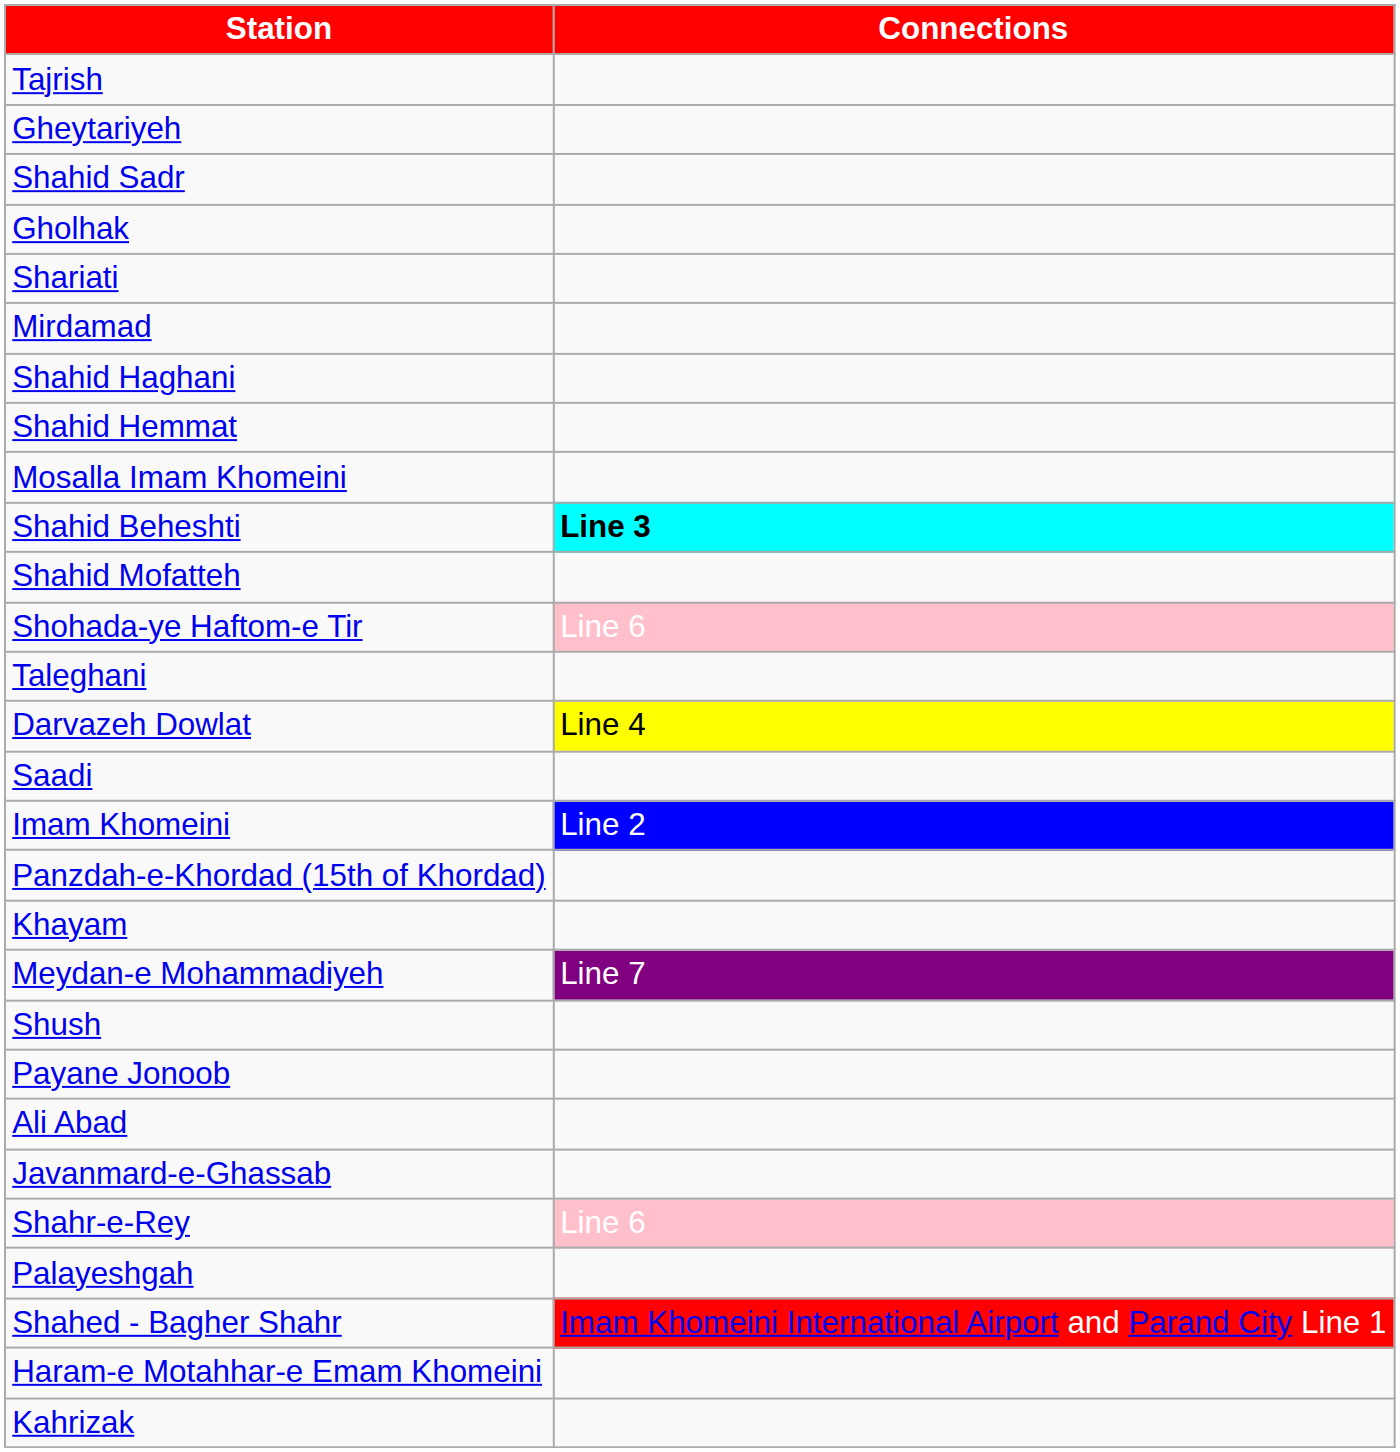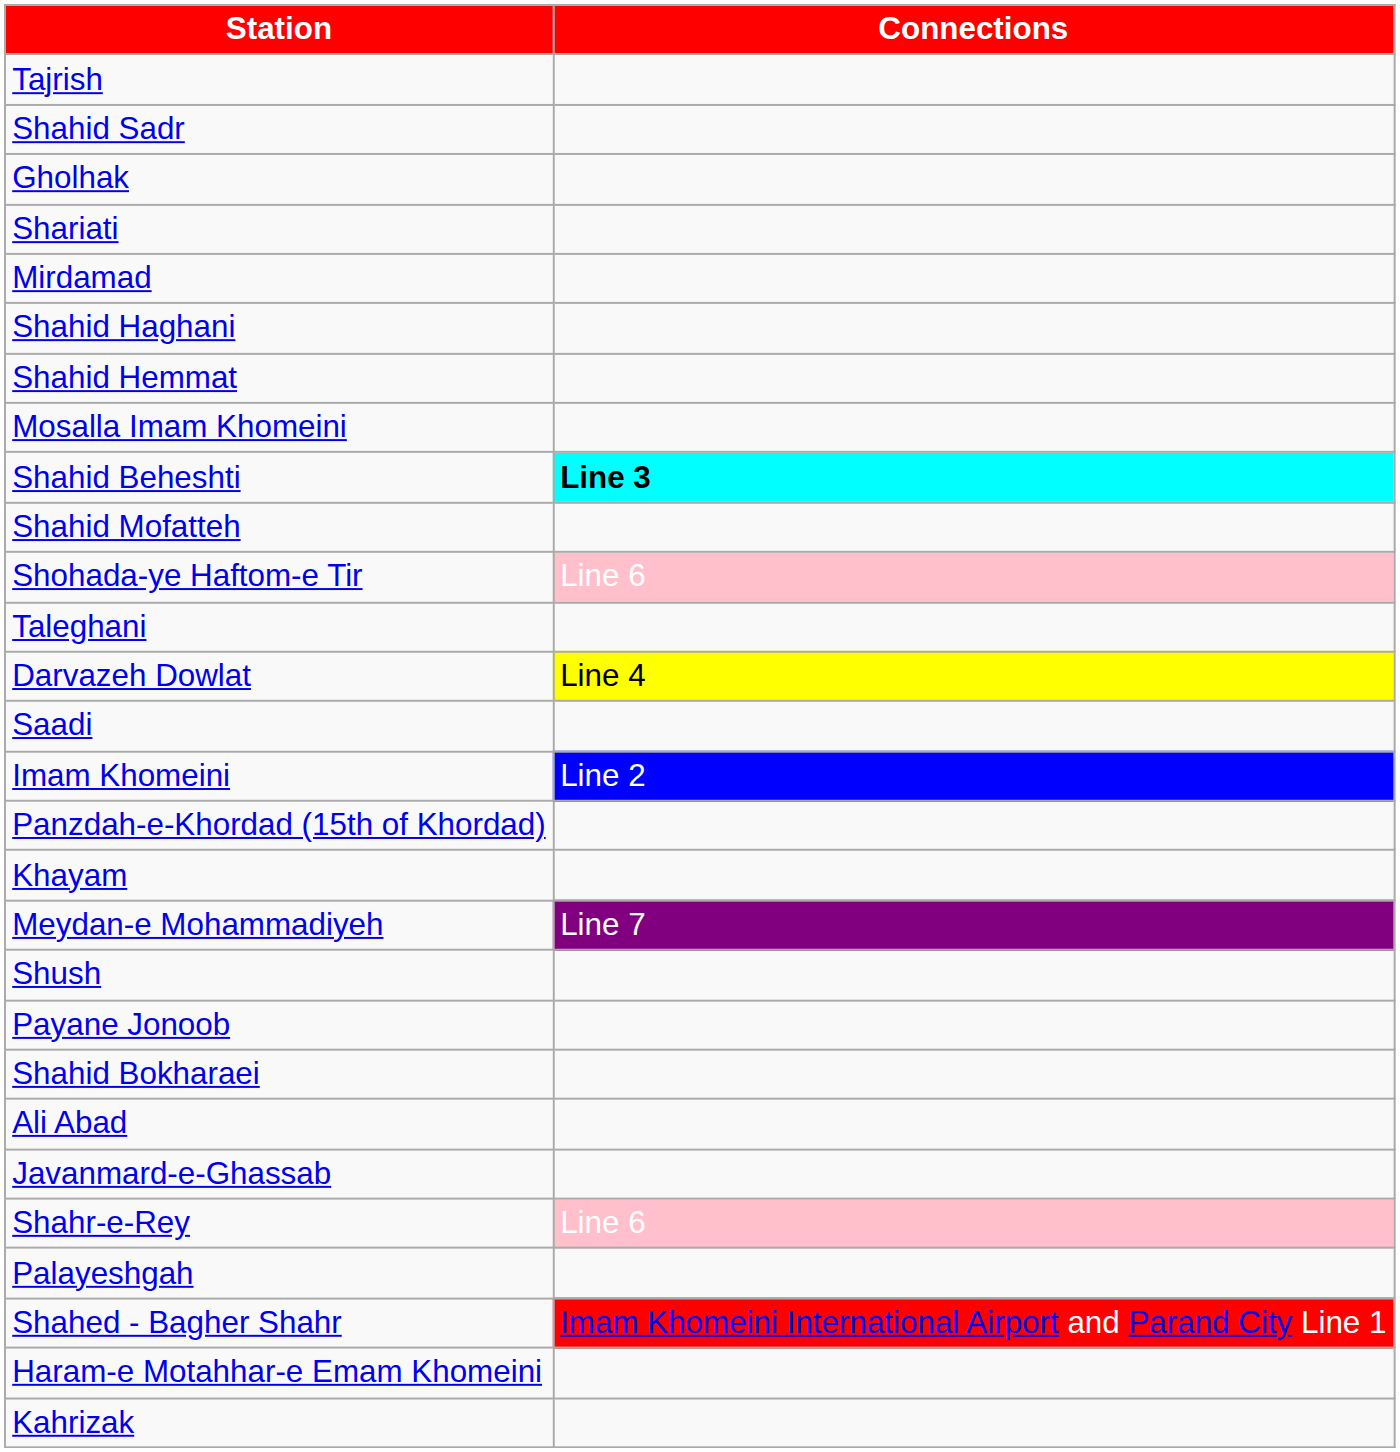- row: (97, 128)
+ row: (136, 1073)
